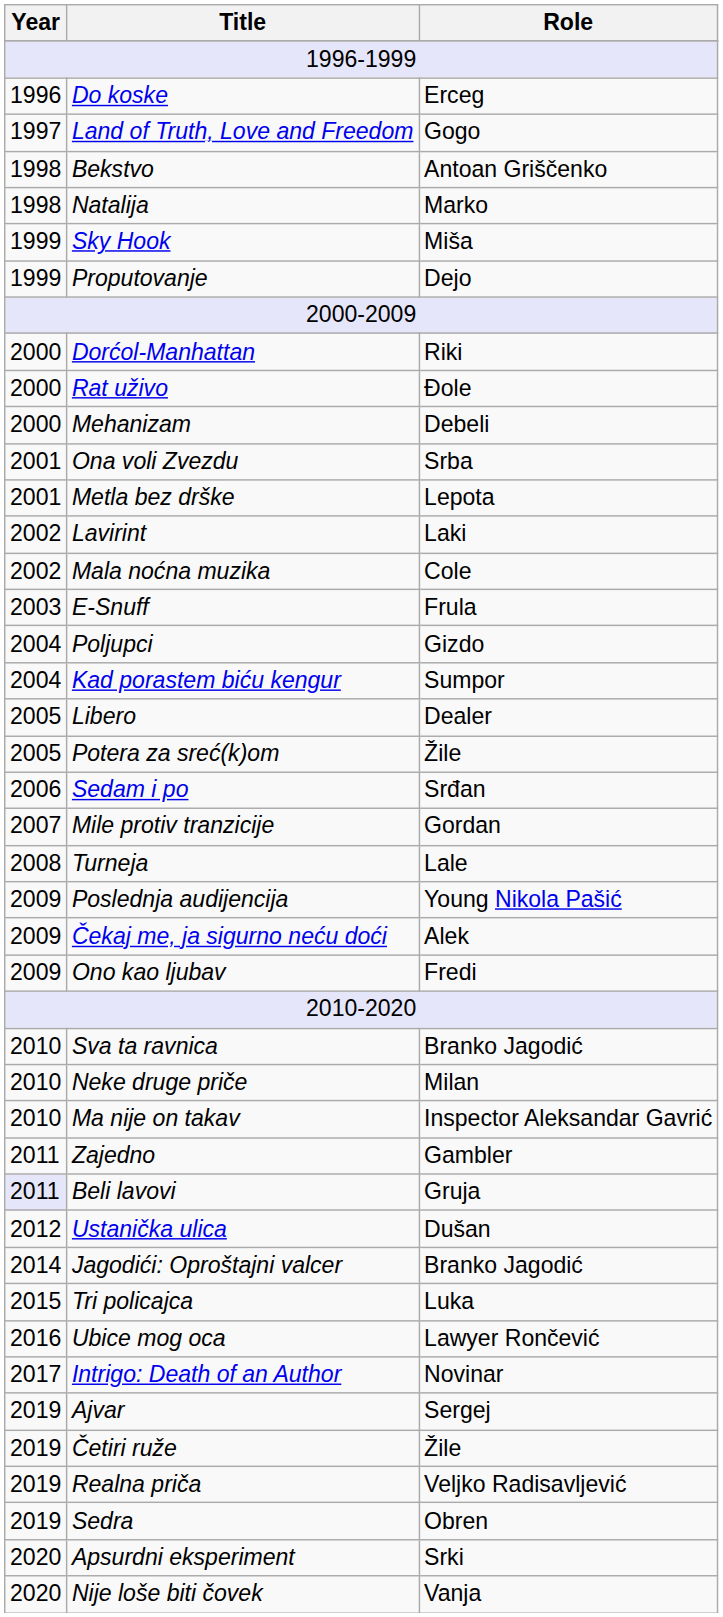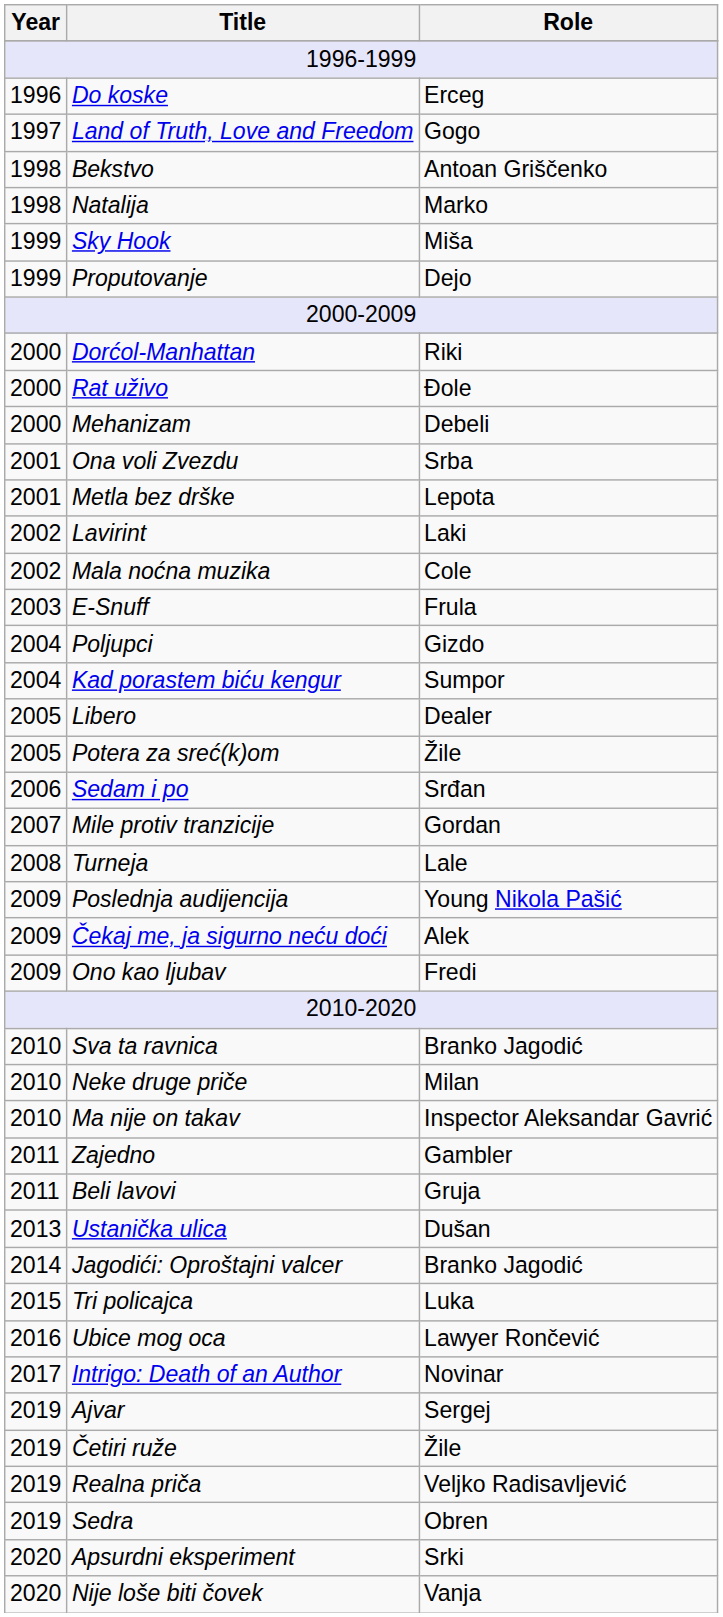(35, 1192) lavender background -> (35, 1192) no background
(36, 1228) 2012 -> (36, 1228) 2013
